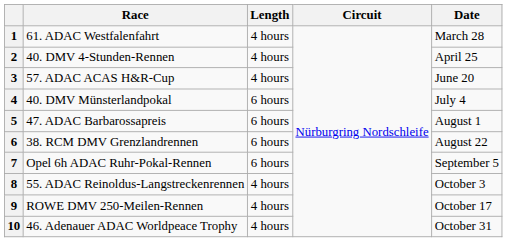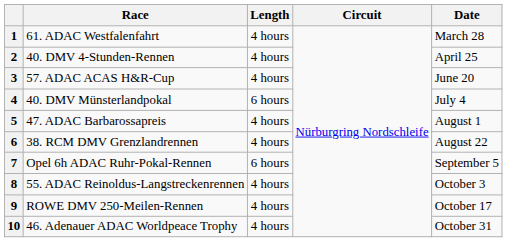(270, 121) 6 hours -> (270, 121) 4 hours
(270, 142) 6 hours -> (270, 142) 4 hours
